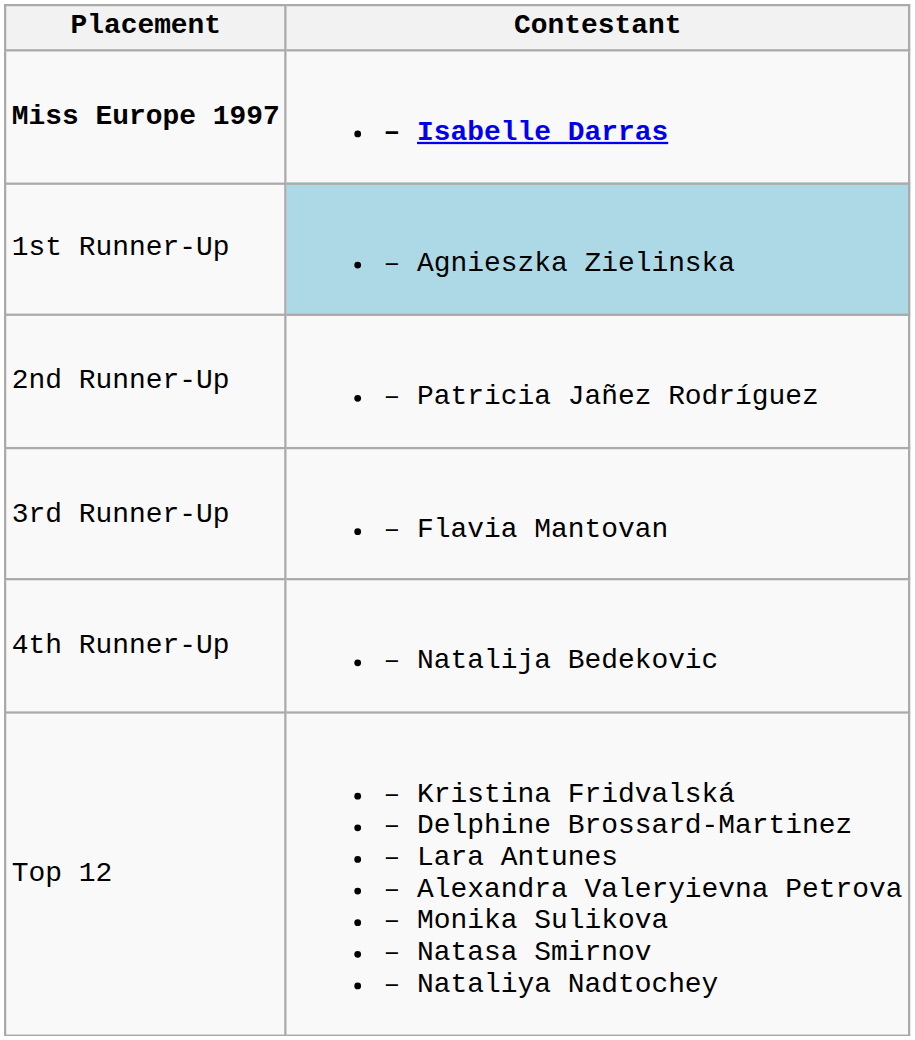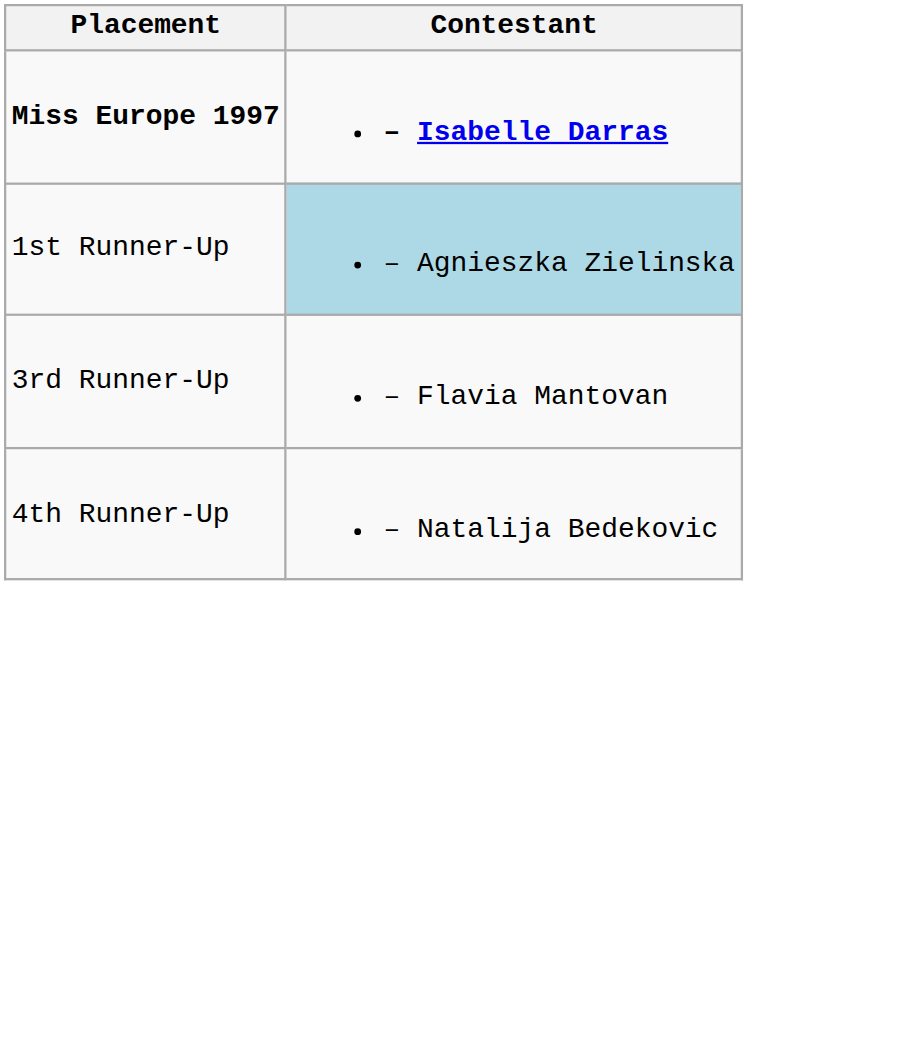- row: (121, 382)
- row: (62, 874)
